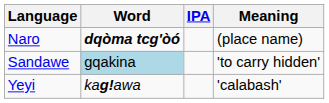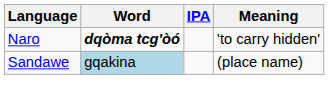(260, 39) (place name) -> (269, 39) 'to carry hidden'
(269, 62) 'to carry hidden' -> (260, 62) (place name)
- row: (21, 86)
